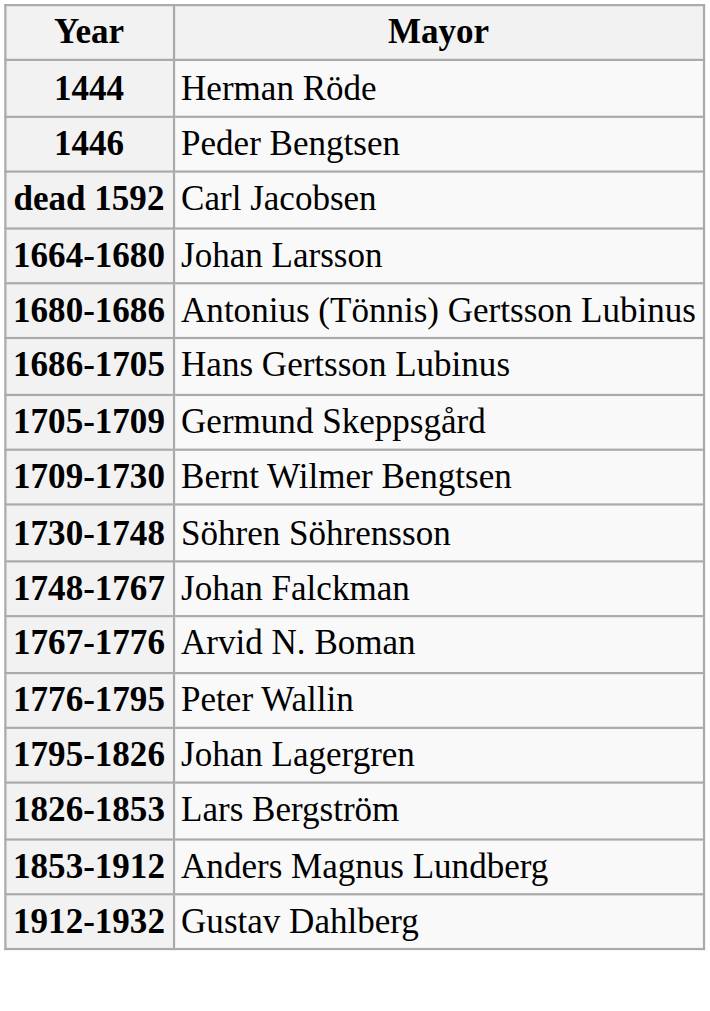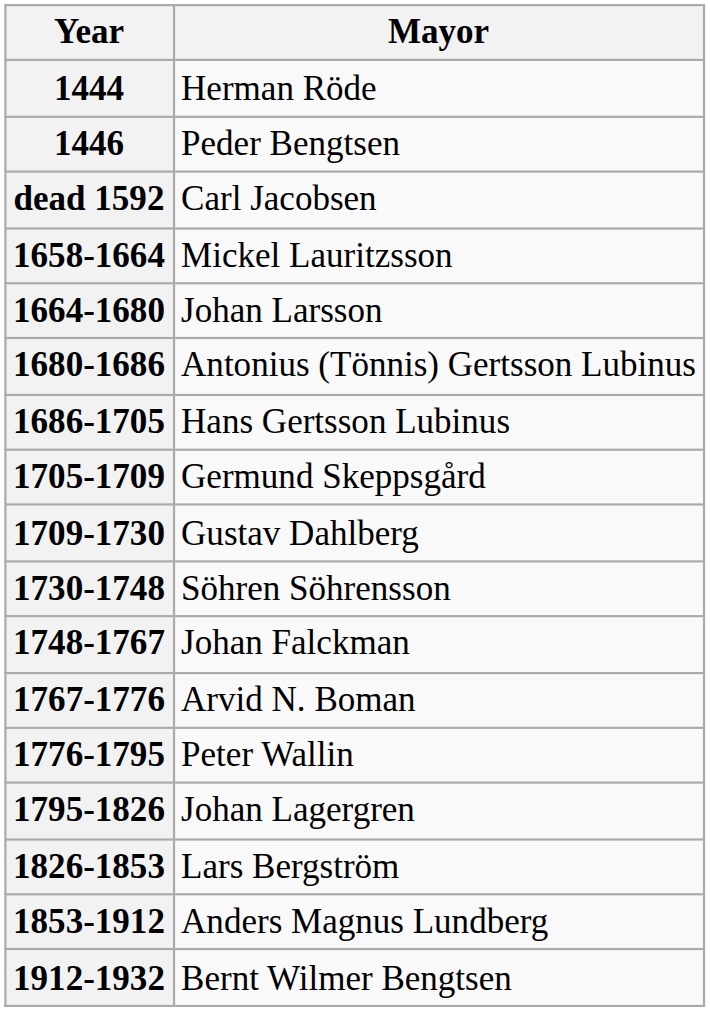+ row: (89, 254)
(346, 476) Bernt Wilmer Bengtsen -> (300, 532) Gustav Dahlberg
(300, 921) Gustav Dahlberg -> (346, 977) Bernt Wilmer Bengtsen
